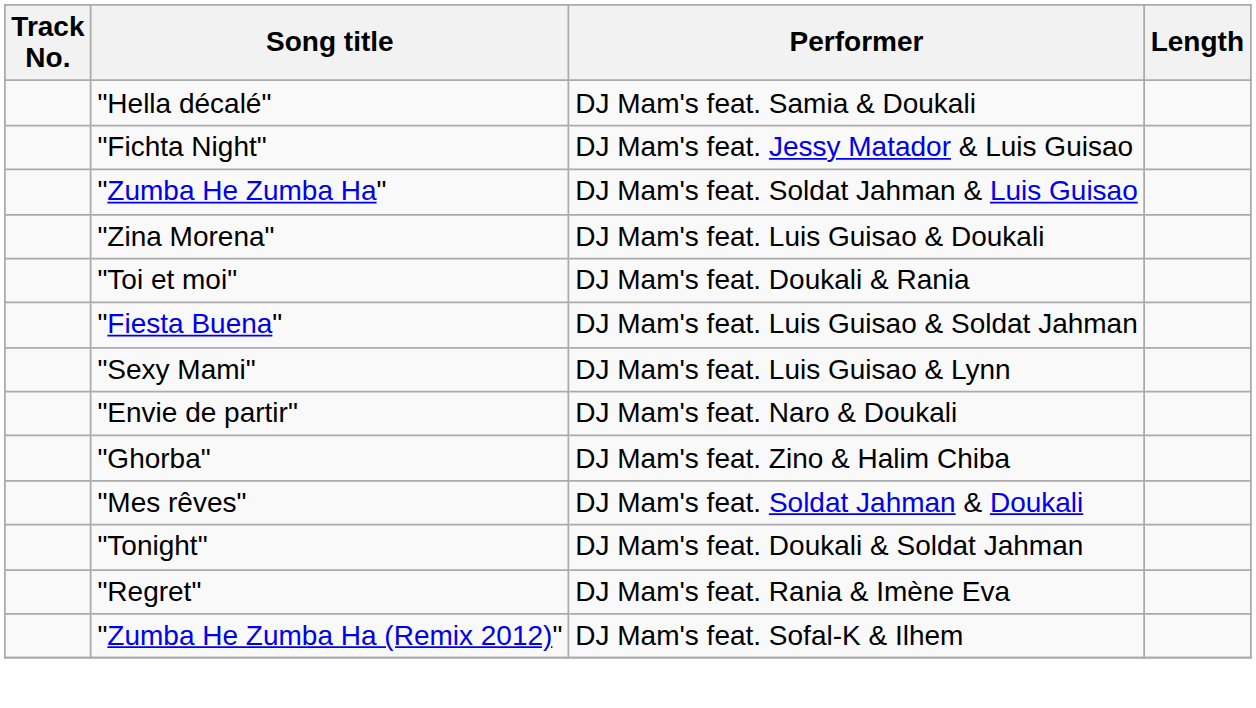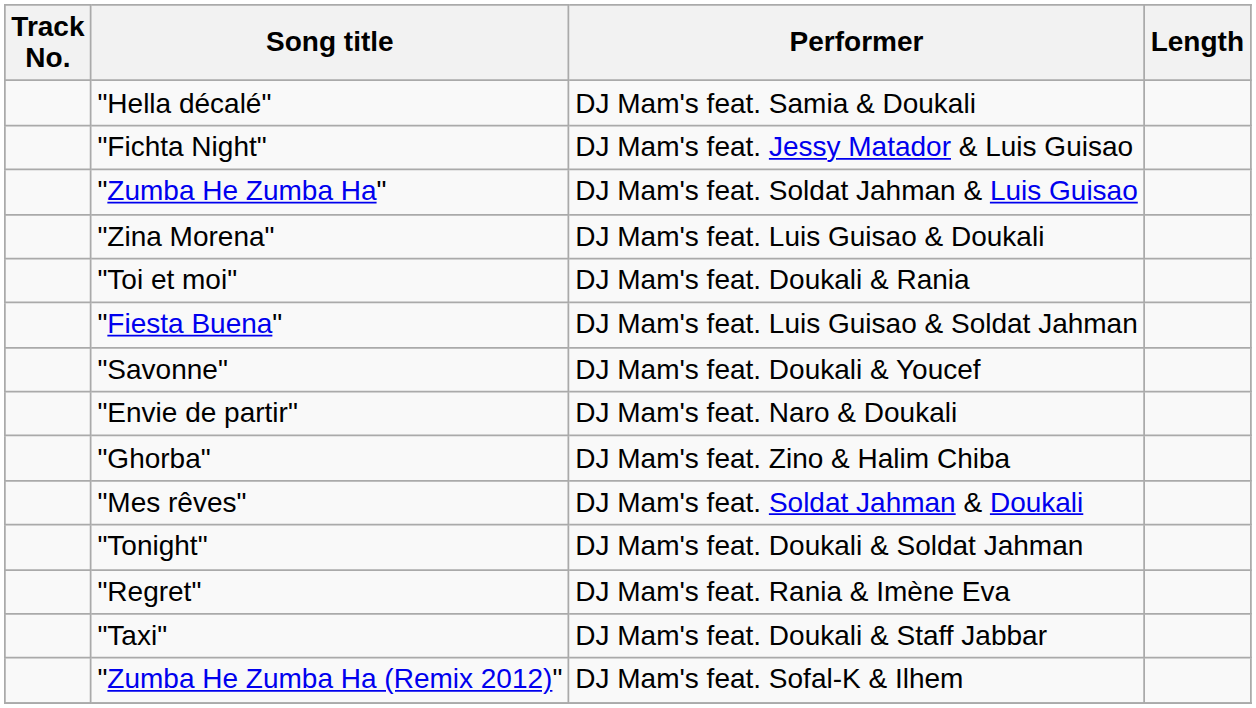+ row: (163, 369)
- row: (177, 369)
+ row: (132, 635)
